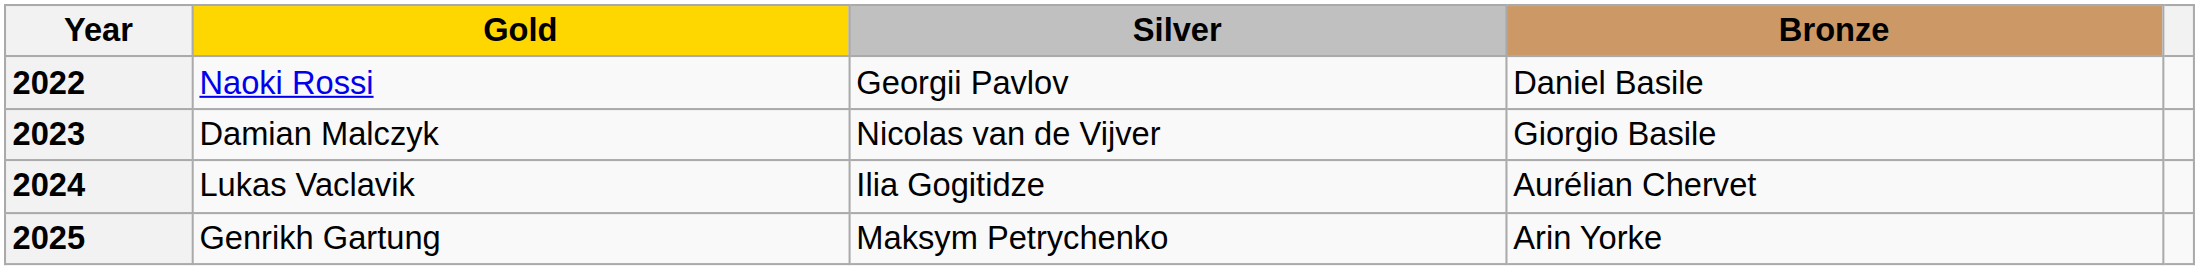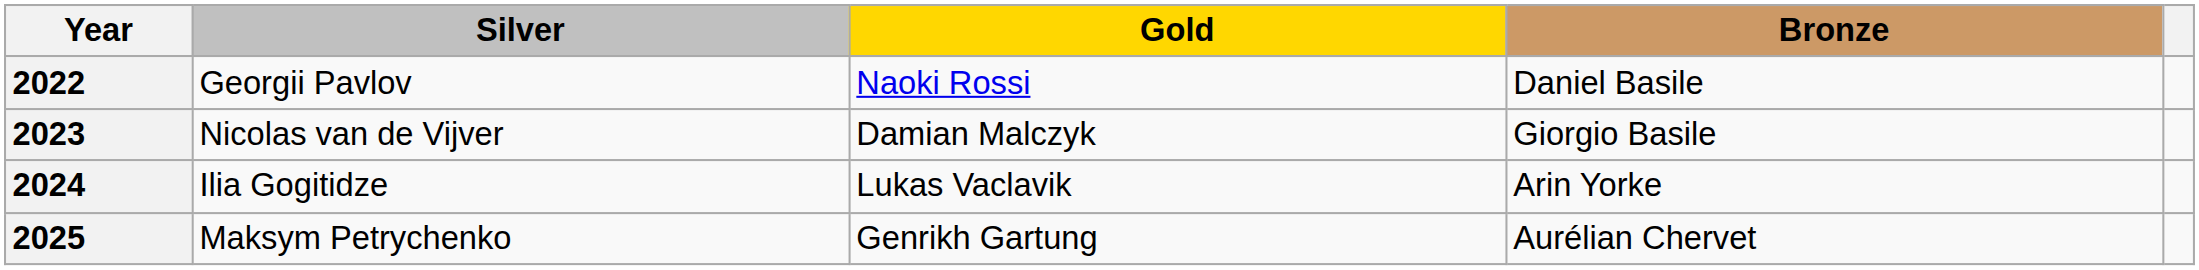columns swapped: (520, 30) <-> (1177, 30)
(1635, 185) Aurélian Chervet -> (1588, 185) Arin Yorke
(1588, 237) Arin Yorke -> (1635, 237) Aurélian Chervet
